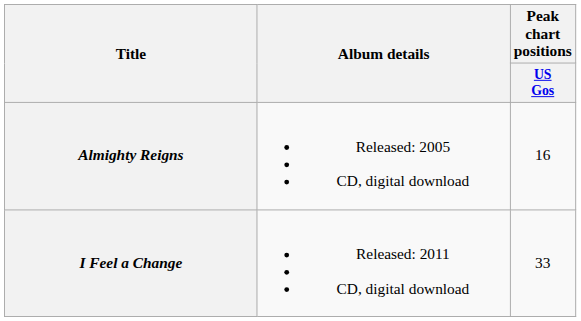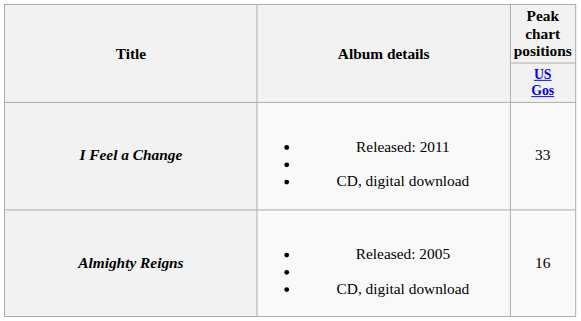rows swapped: (131, 156) <-> (131, 262)
